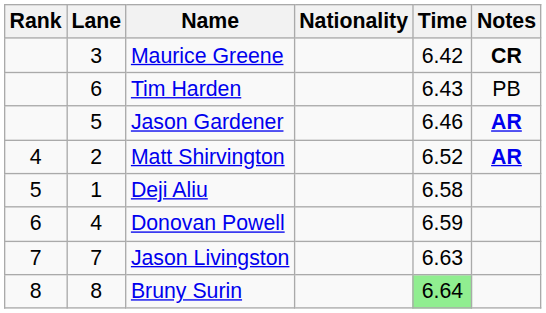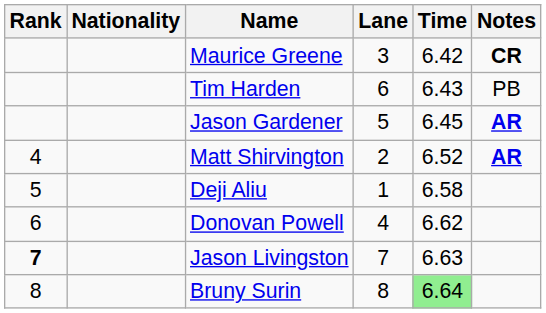columns swapped: (96, 21) <-> (354, 21)
(442, 122) 6.46 -> (442, 122) 6.45
(442, 223) 6.59 -> (442, 223) 6.62
(36, 257) normal -> (36, 257) bold
